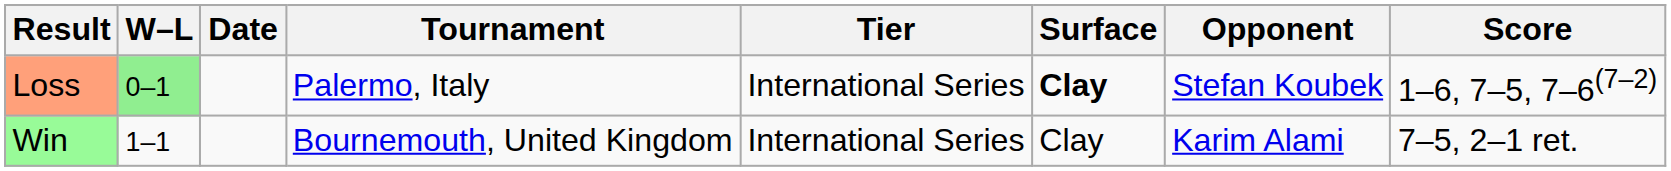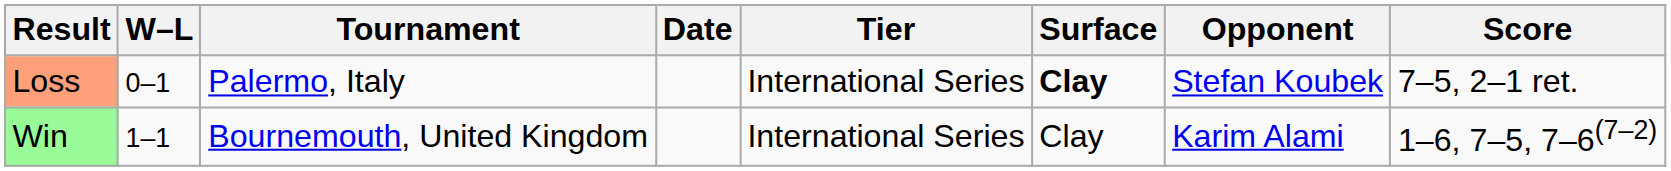columns swapped: (243, 30) <-> (513, 30)
(148, 87) lightgreen background -> (148, 83) no background
(1528, 85) 1–6, 7–5, 7–6(7–2) -> (1488, 81) 7–5, 2–1 ret.
(1488, 140) 7–5, 2–1 ret. -> (1528, 136) 1–6, 7–5, 7–6(7–2)
